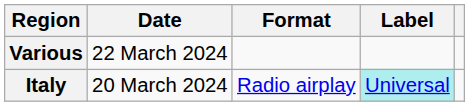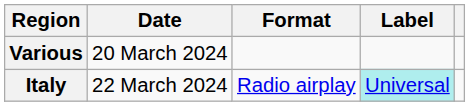(160, 52) 22 March 2024 -> (160, 52) 20 March 2024
(160, 85) 20 March 2024 -> (160, 85) 22 March 2024
